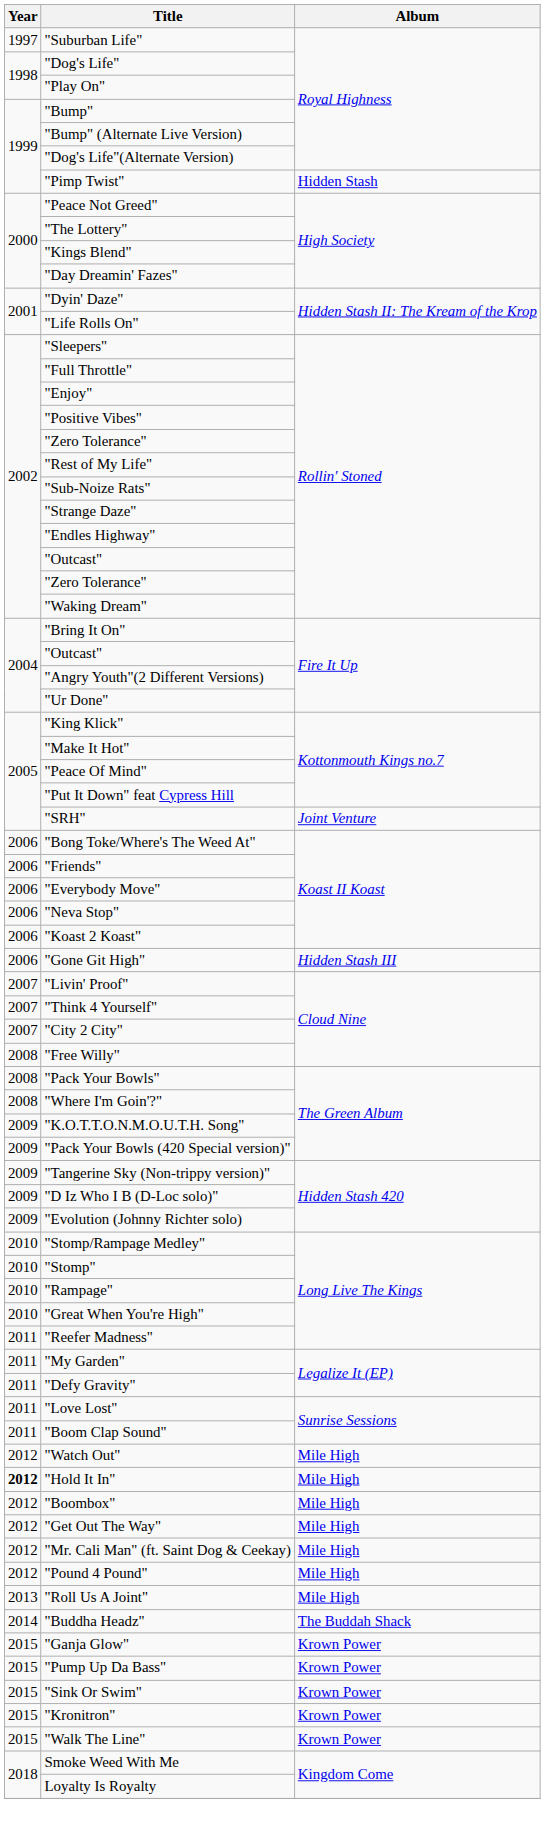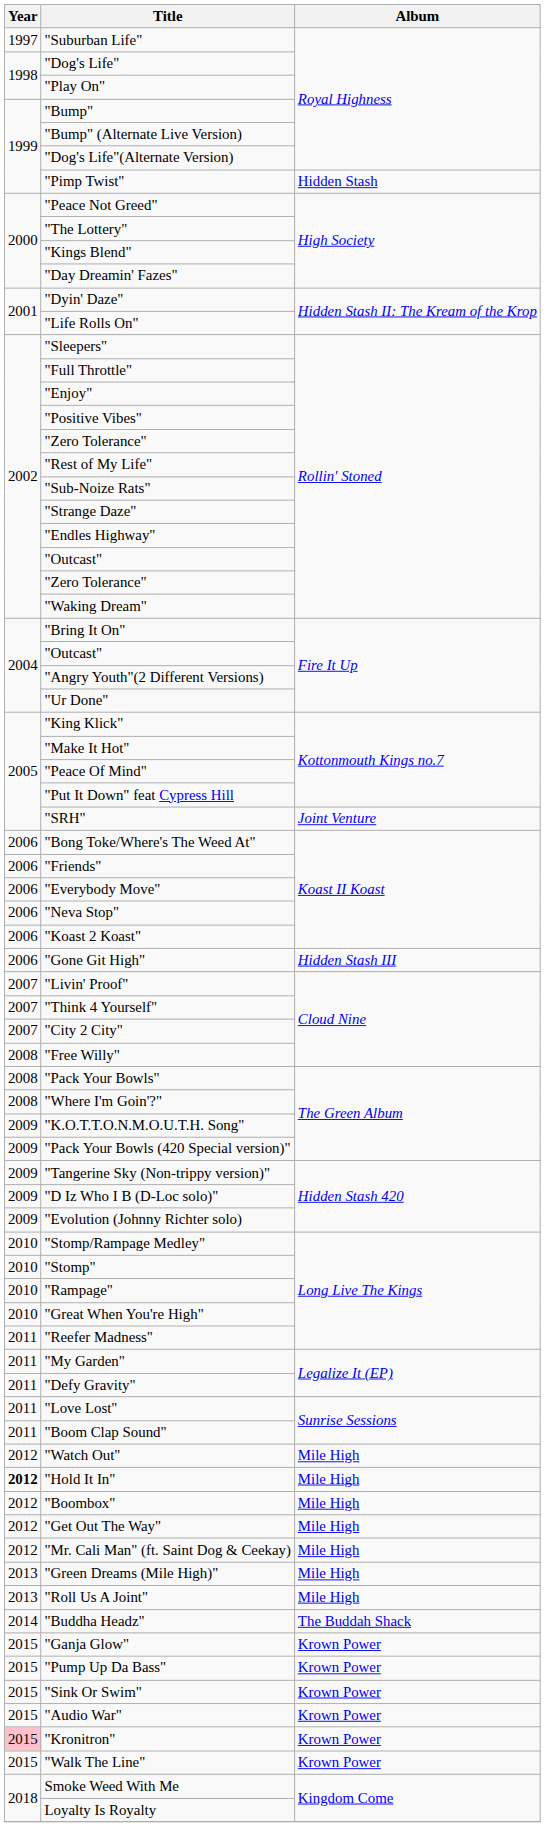- row: (96, 1573)
+ row: (131, 1573)
+ row: (83, 1715)
(23, 1715) no background -> (23, 1739) pink background
